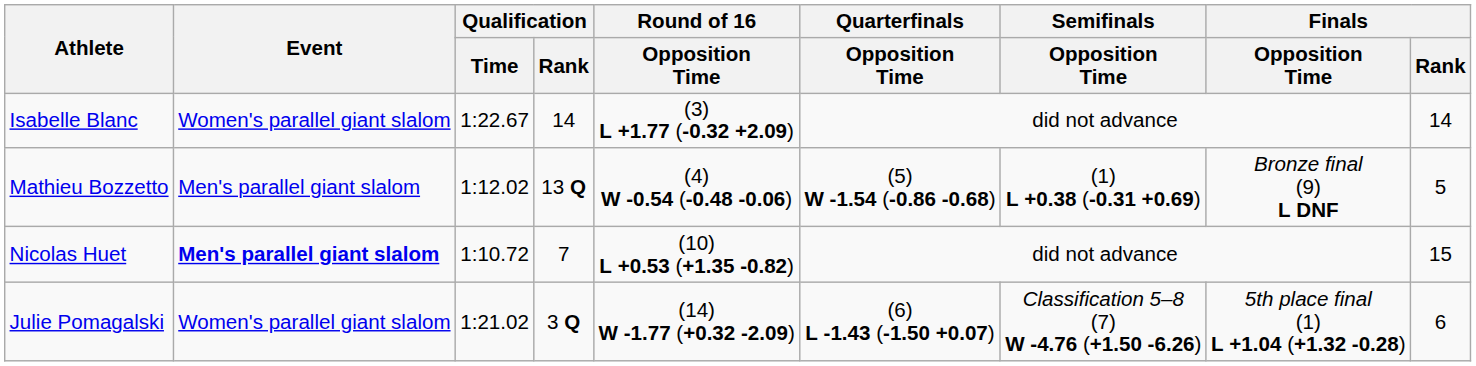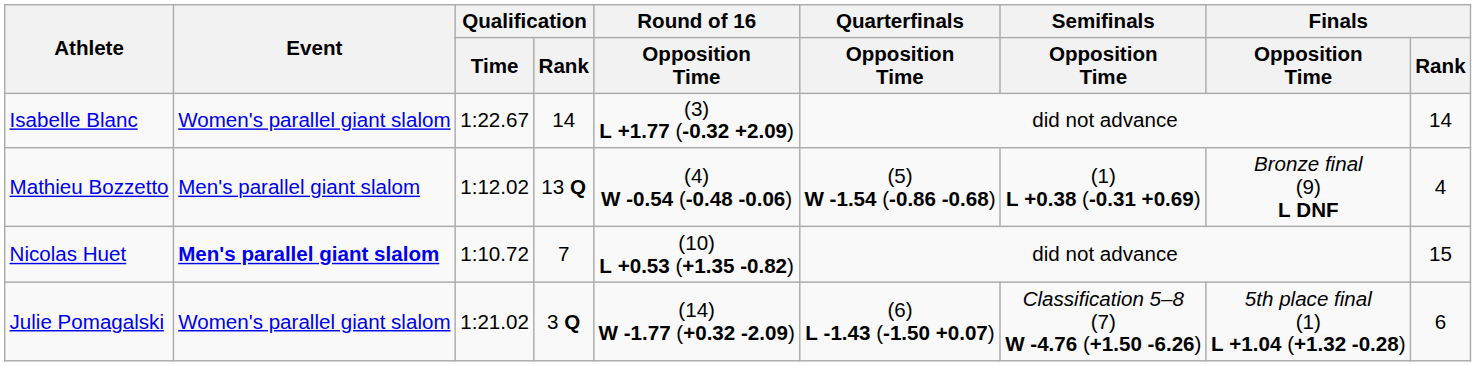(1440, 188) 5 -> (1440, 188) 4
